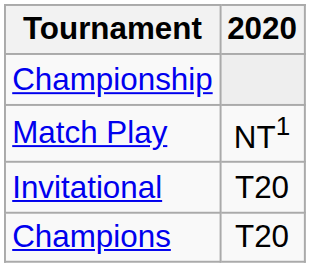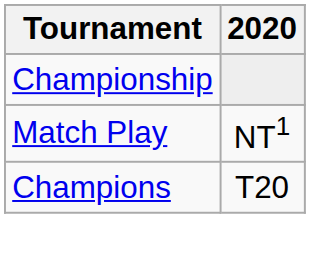- row: (87, 187)
